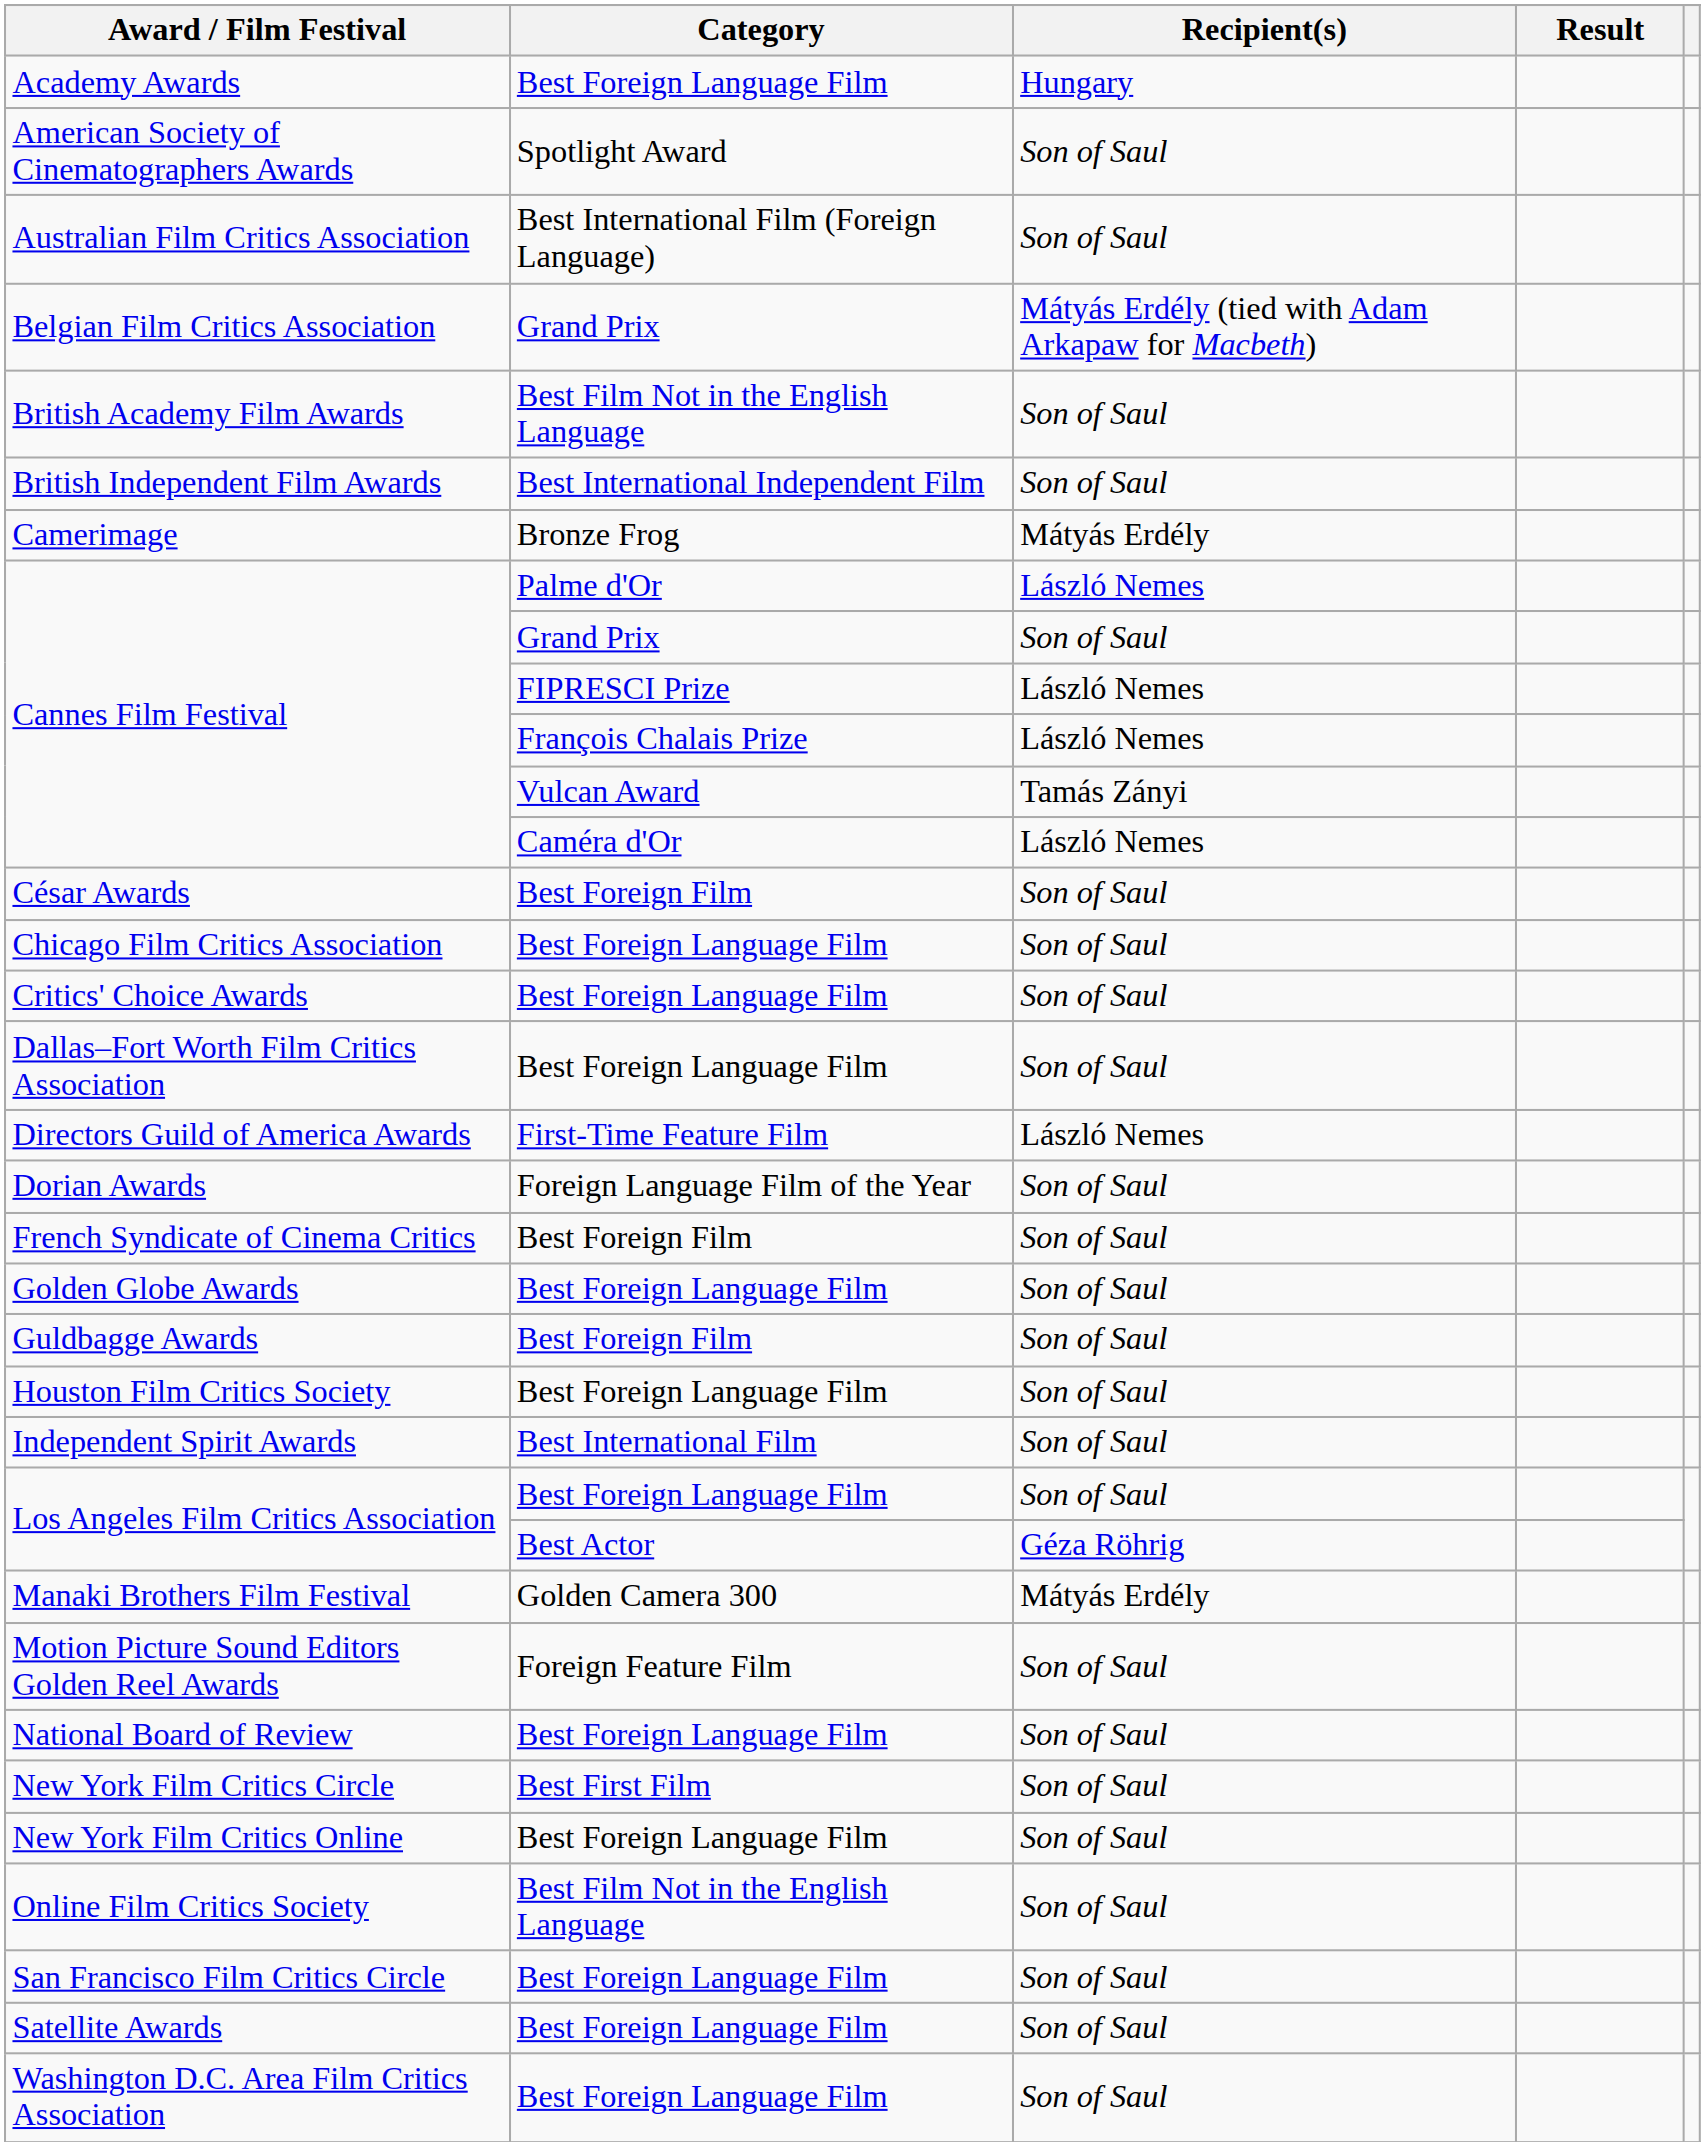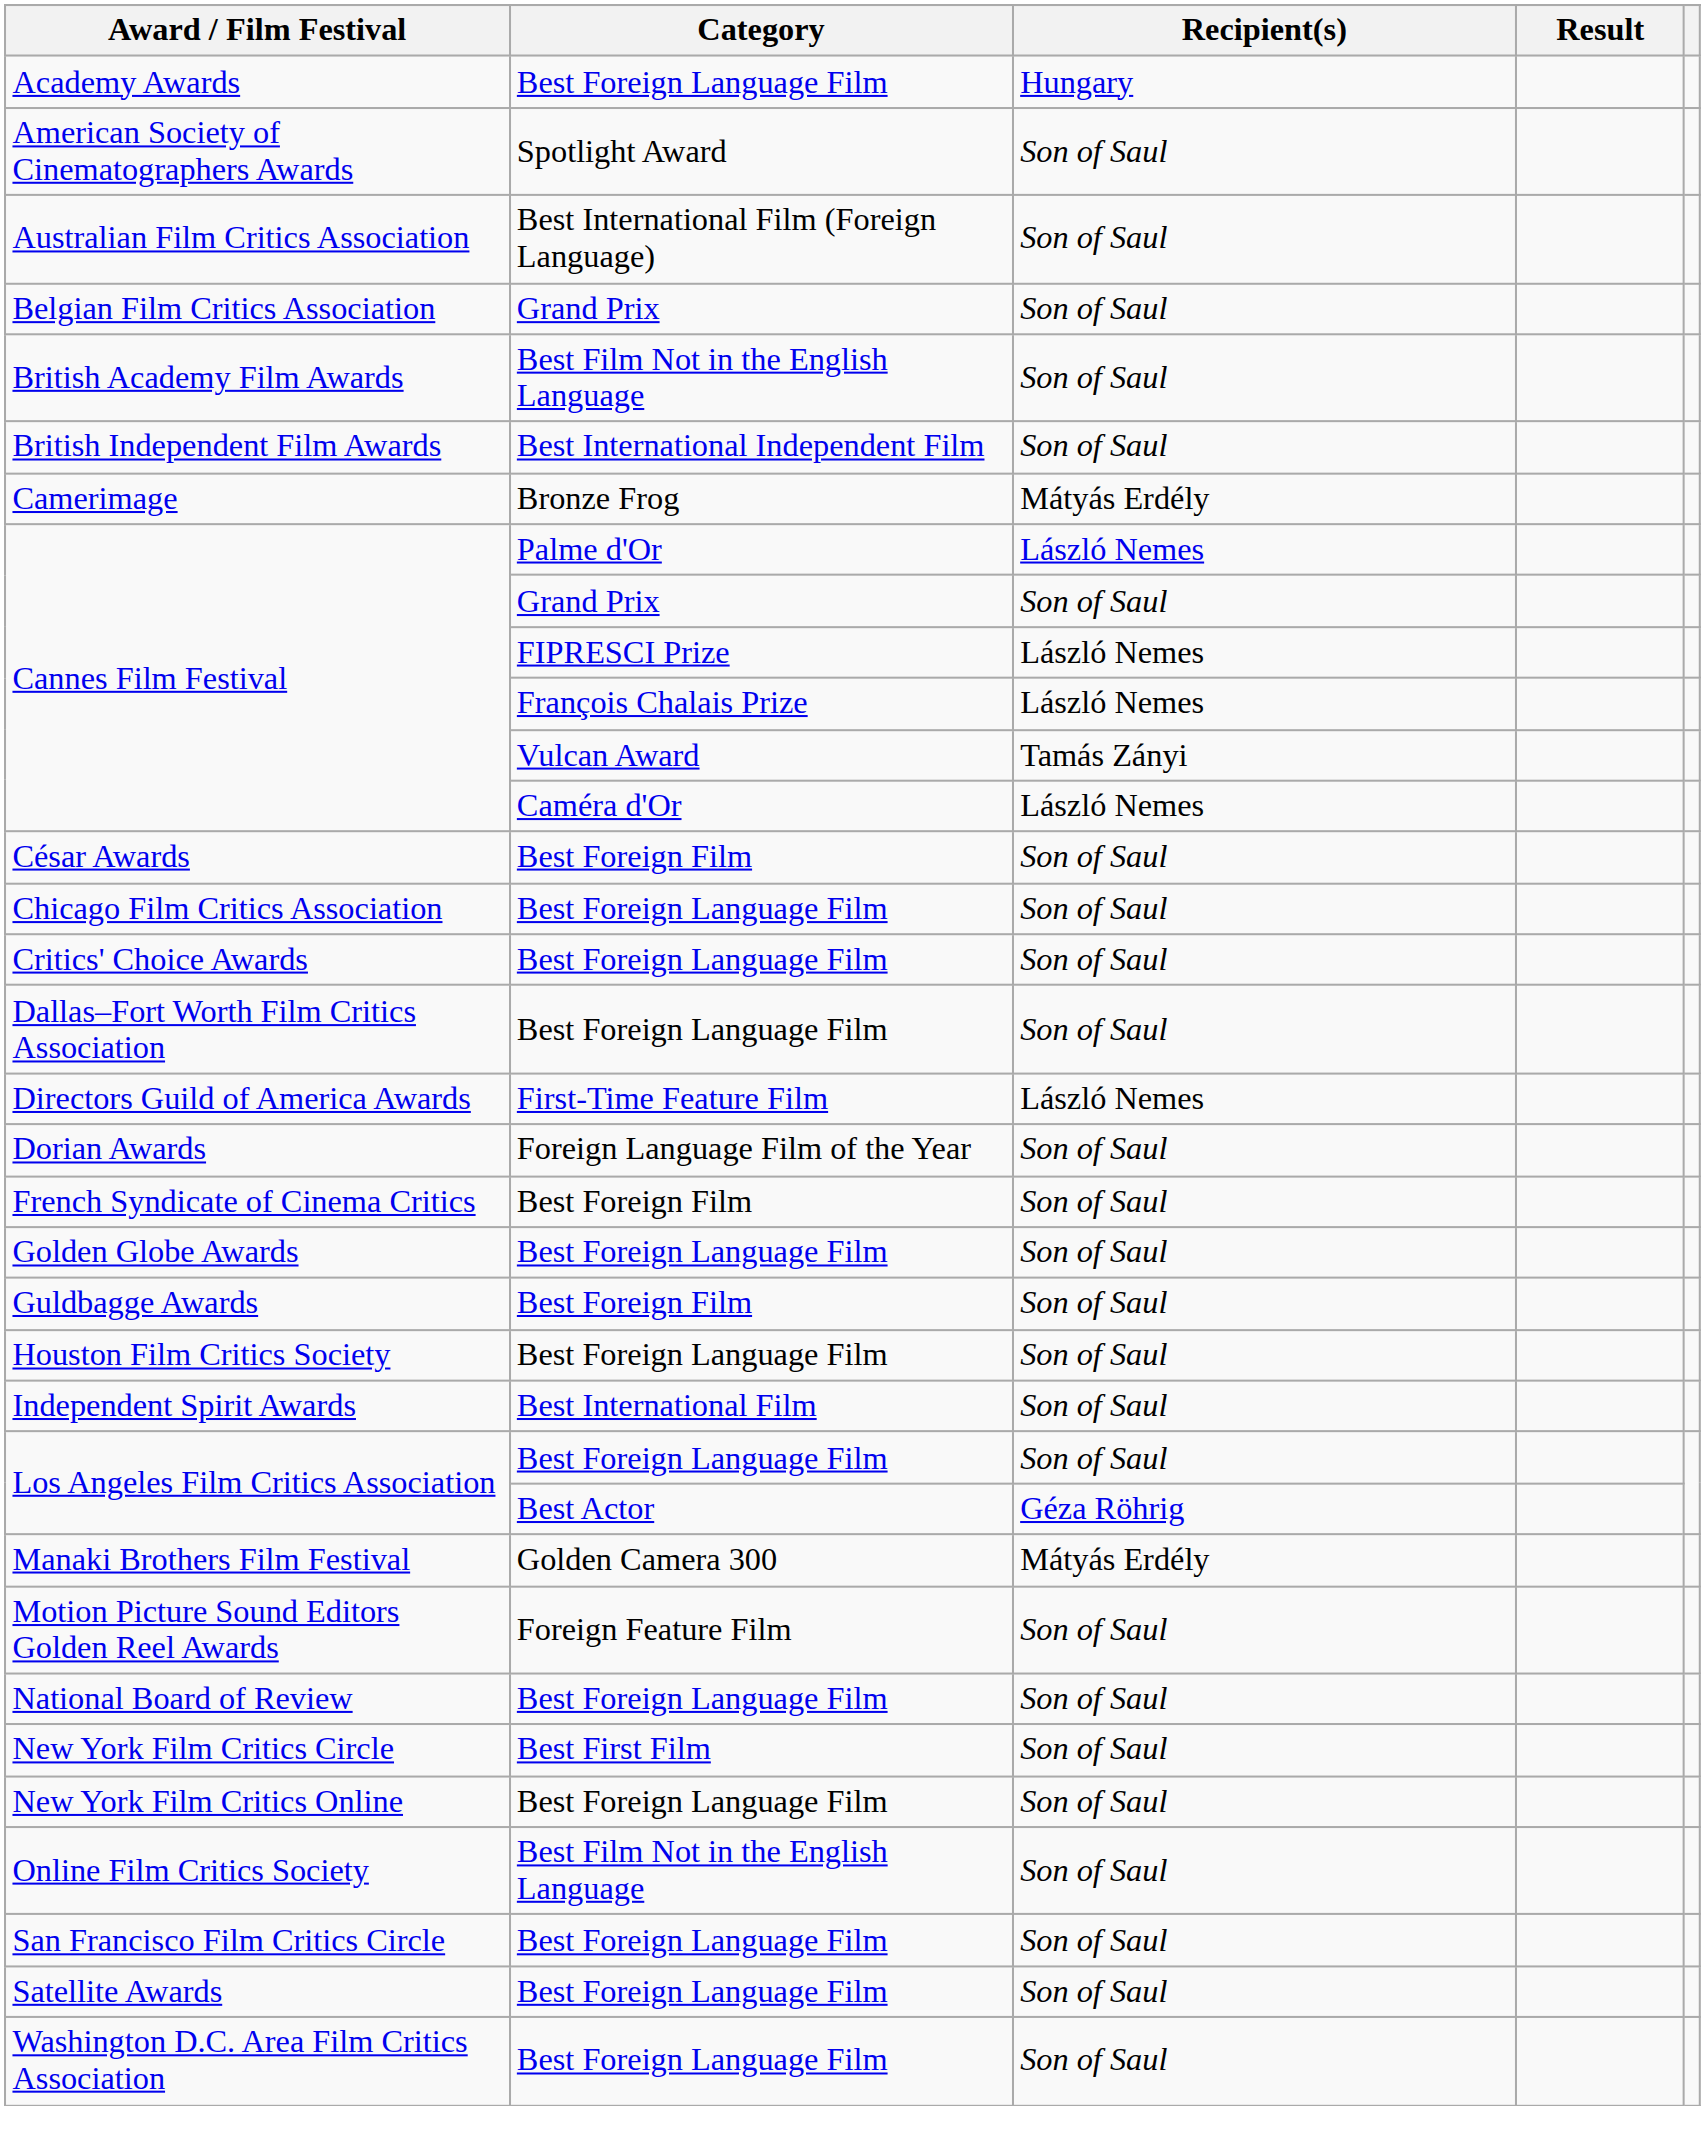(1224, 326) Mátyás Erdély (tied with Adam Arkapaw for Macbeth) -> (1094, 307) Son of Saul
